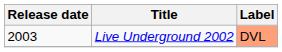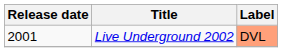(22, 36) 2003 -> (22, 36) 2001
